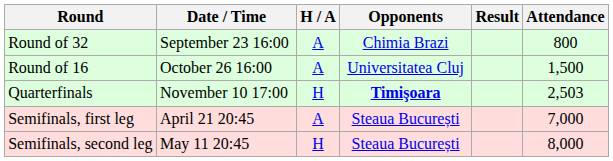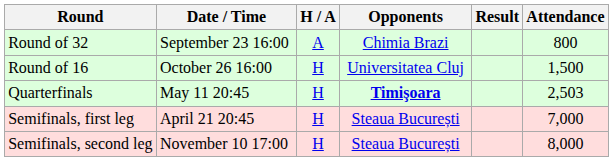(318, 67) A -> (318, 67) H
(224, 93) November 10 17:00 -> (205, 93) May 11 20:45
(318, 118) A -> (318, 118) H
(205, 144) May 11 20:45 -> (224, 144) November 10 17:00
